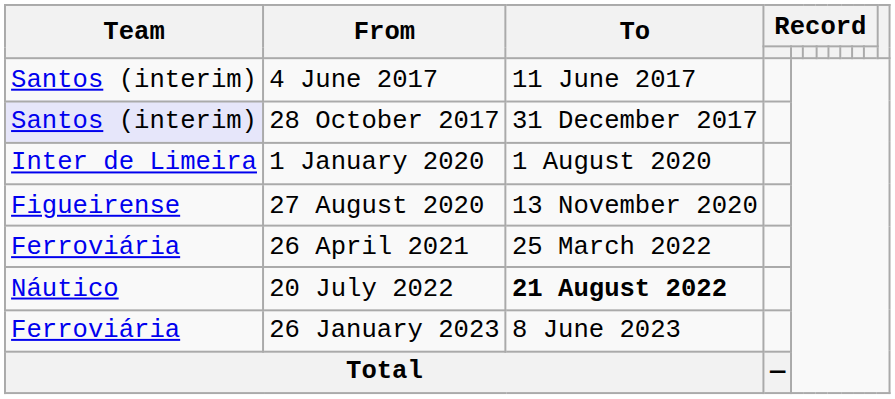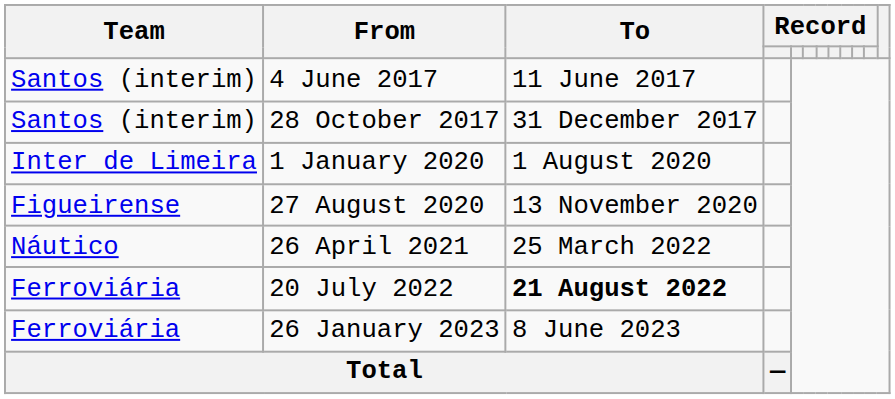(134, 122) lavender background -> (134, 122) no background
(96, 247) Ferroviária -> (65, 247) Náutico
(65, 288) Náutico -> (96, 288) Ferroviária
